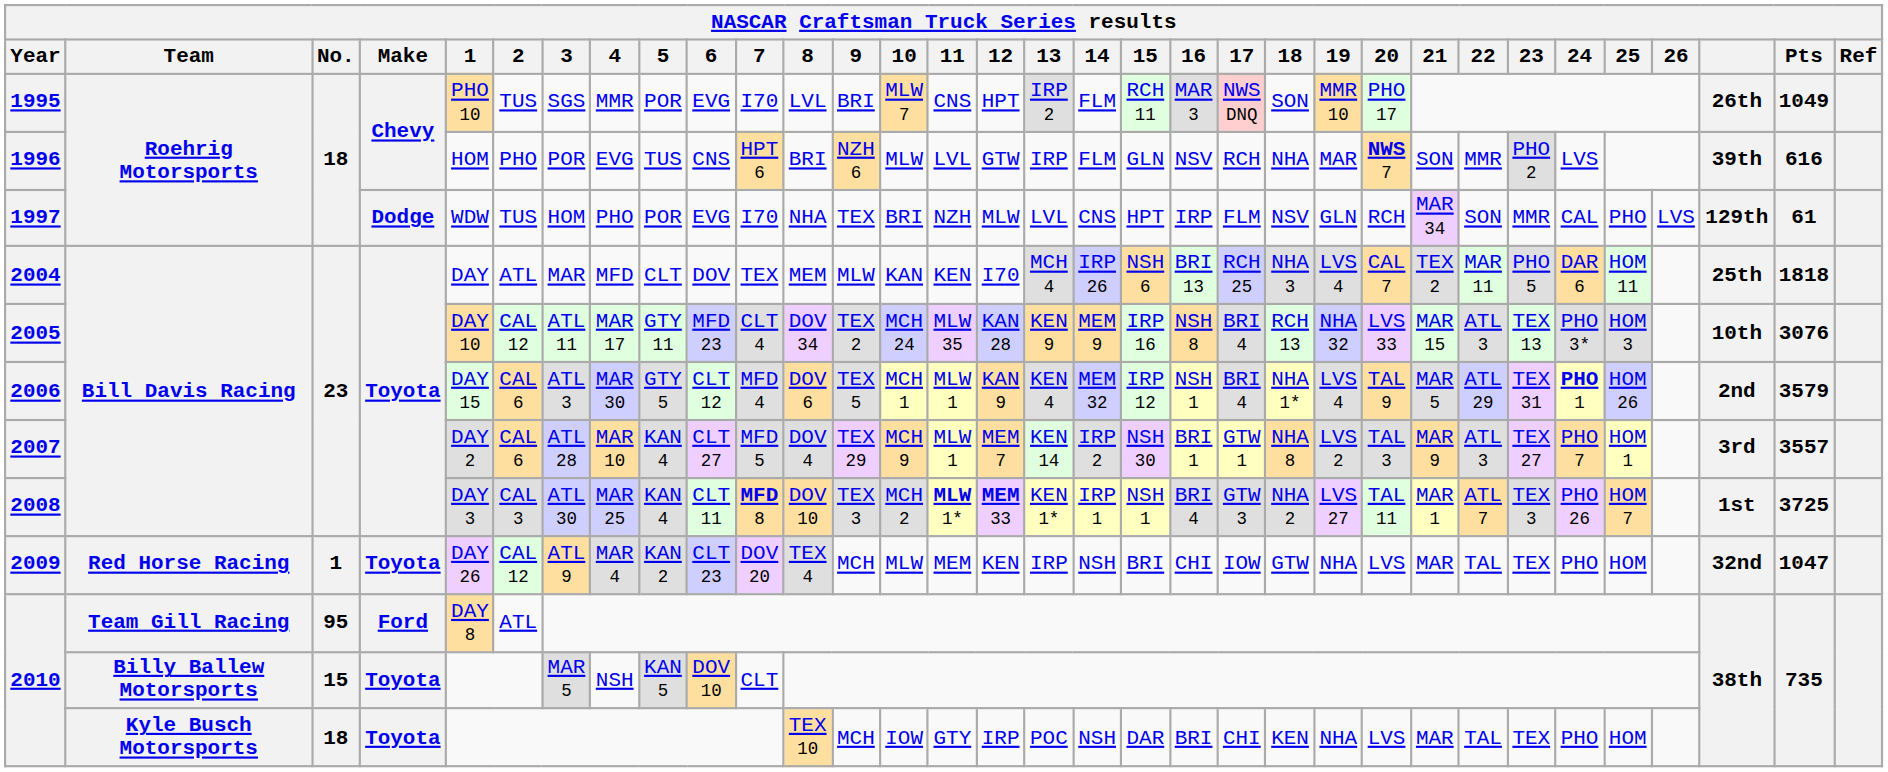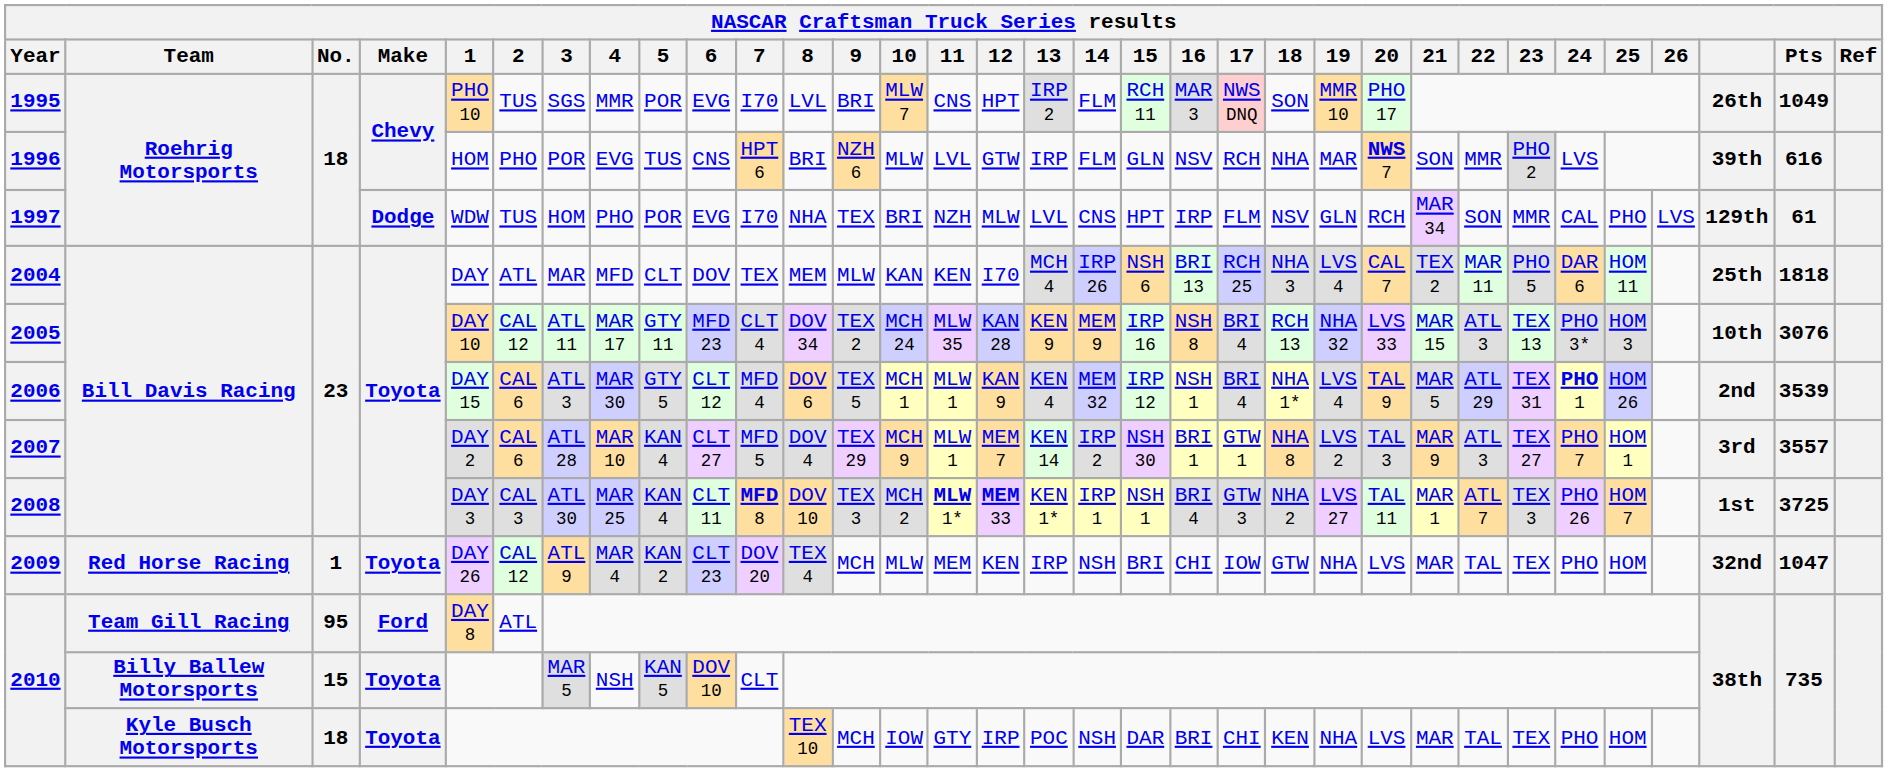(1804, 391) 3579 -> (1804, 391) 3539
